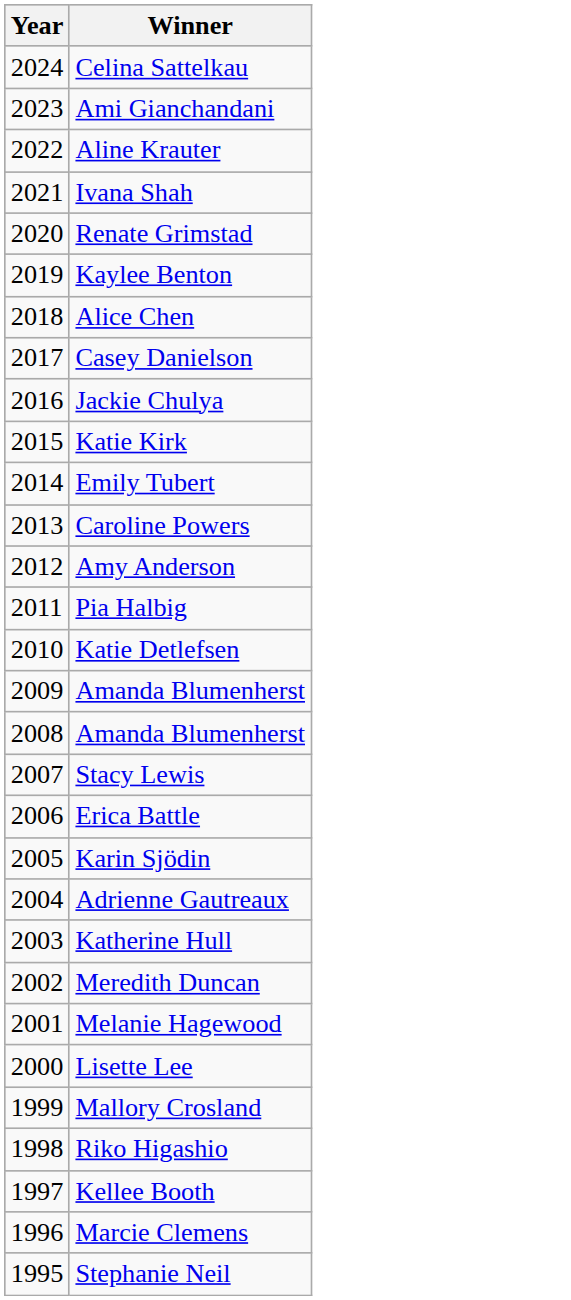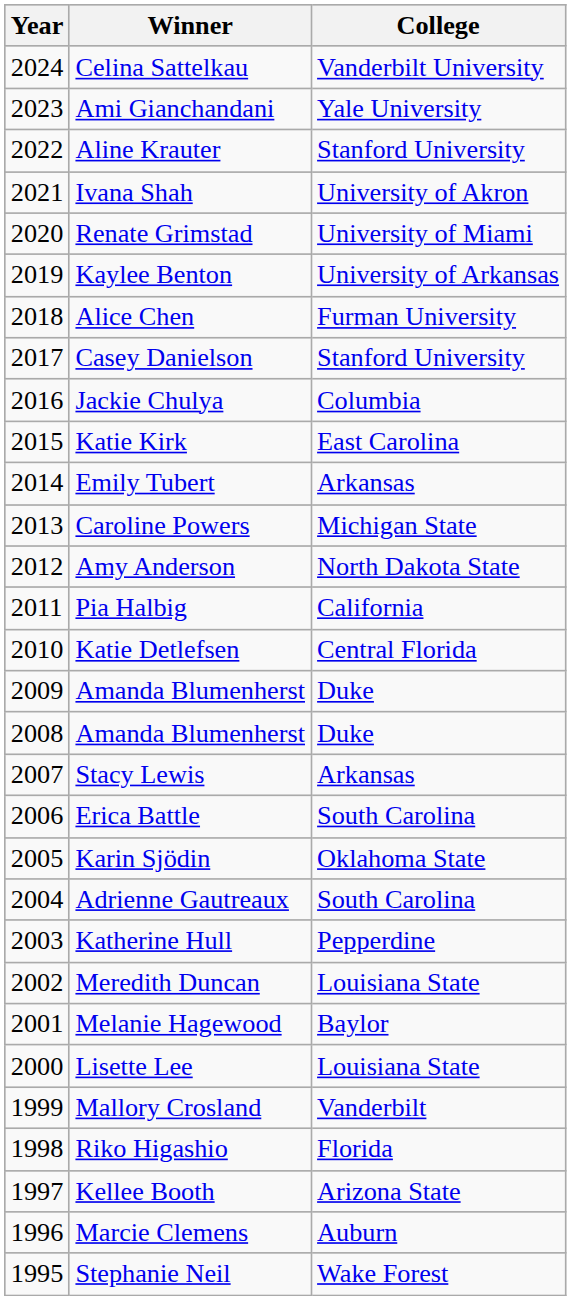+ column: (438, 25)
